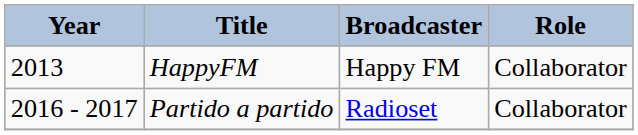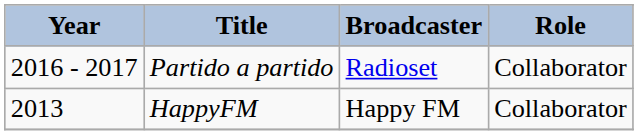rows swapped: (204, 66) <-> (242, 108)
